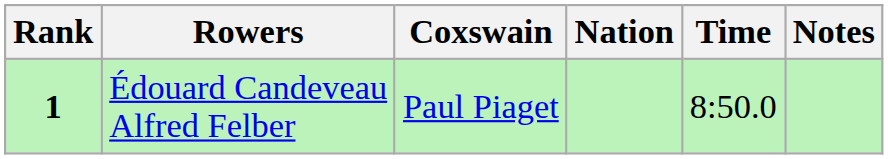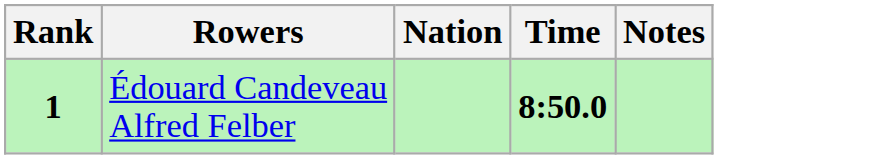- column: (481, 31)
(733, 105) normal -> (563, 105) bold
